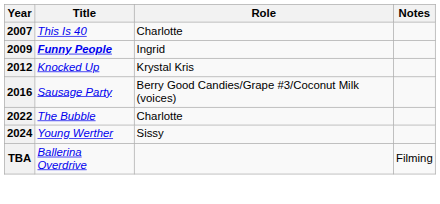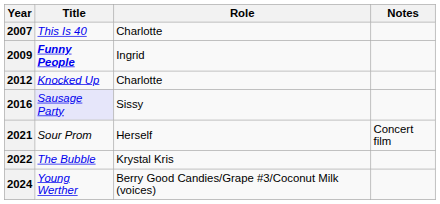(165, 67) Krystal Kris -> (139, 80) Charlotte
(75, 91) no background -> (60, 104) lavender background
(248, 91) Berry Good Candies/Grape #3/Coconut Milk (voices) -> (130, 104) Sissy
+ row: (20, 135)
(160, 116) Charlotte -> (145, 159) Krystal Kris
(150, 134) Sissy -> (227, 184) Berry Good Candies/Grape #3/Coconut Milk (voices)
- row: (20, 158)
